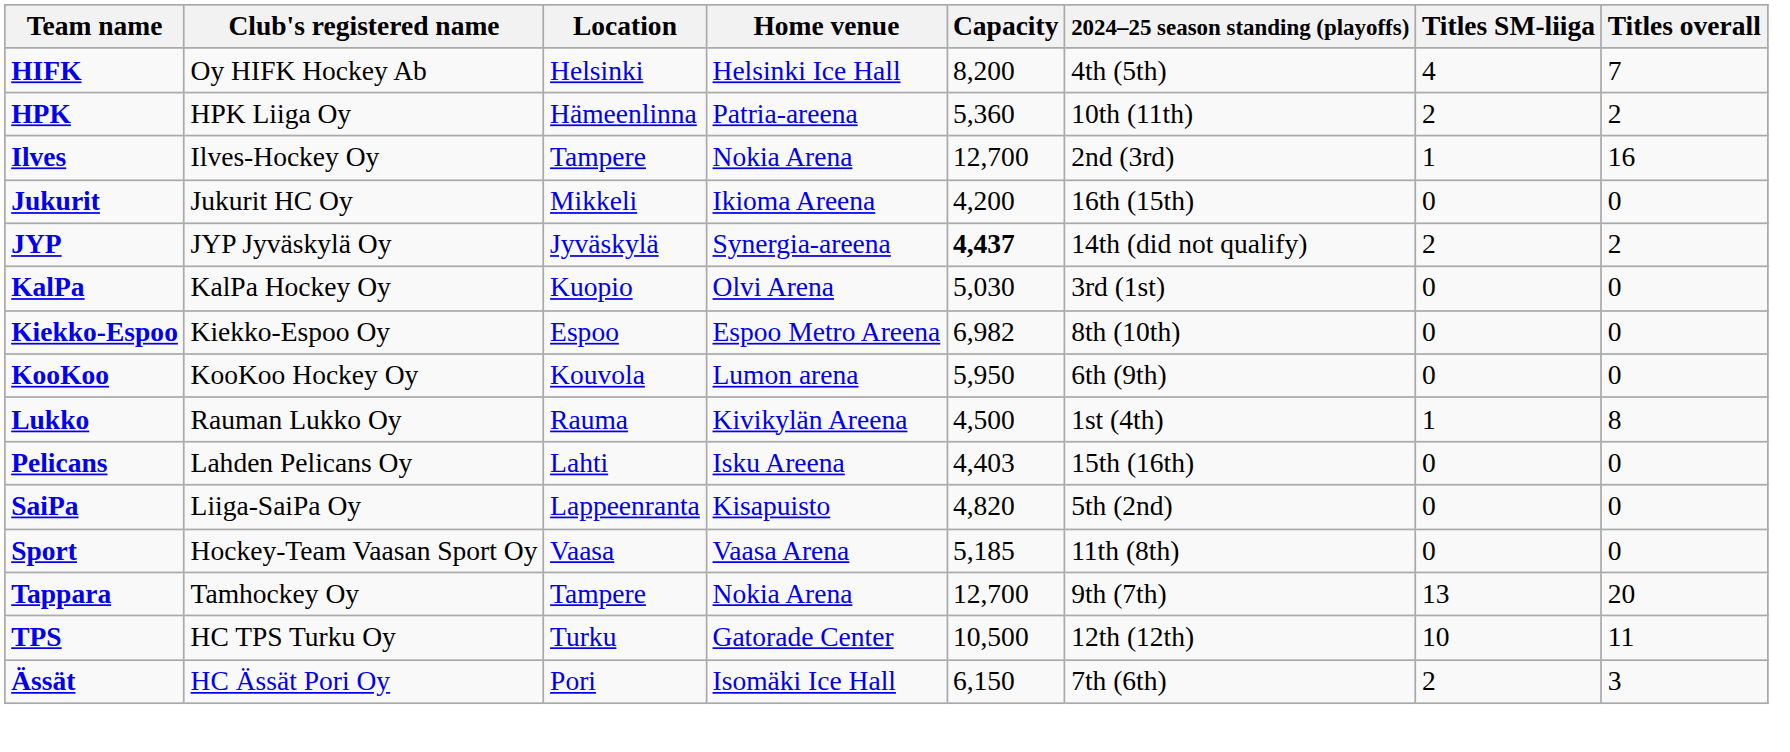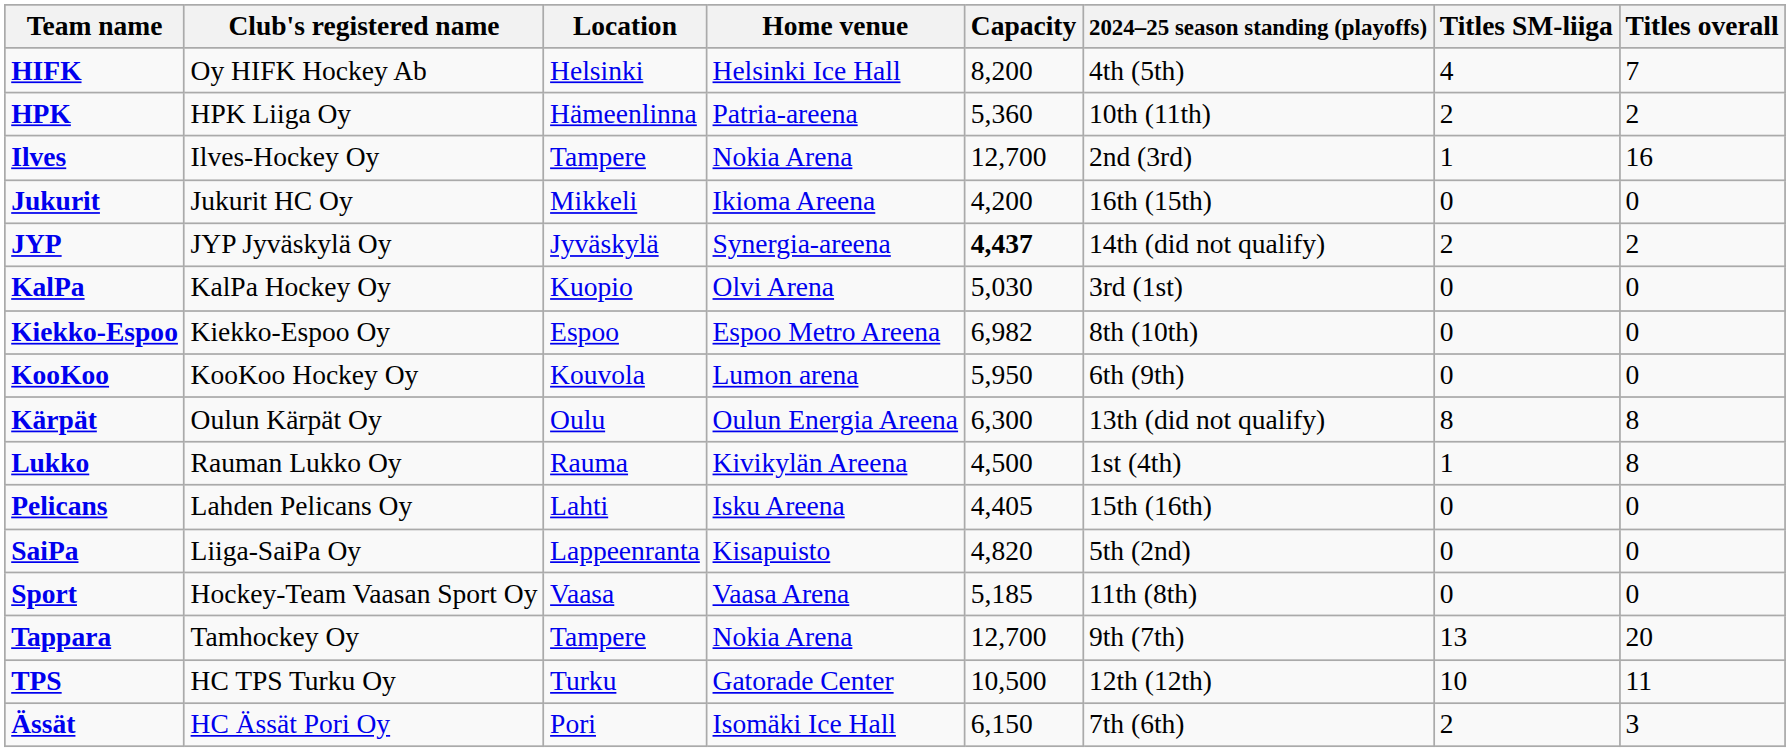+ row: (54, 419)
(984, 462) 4,403 -> (1002, 506) 4,405
